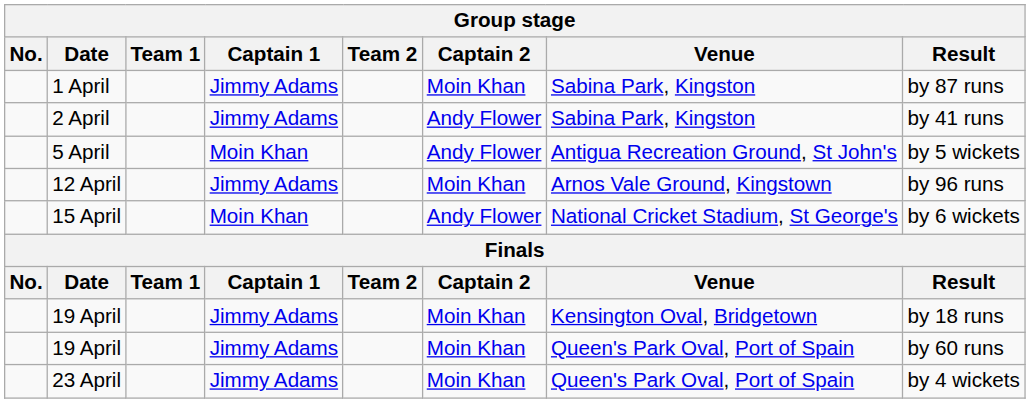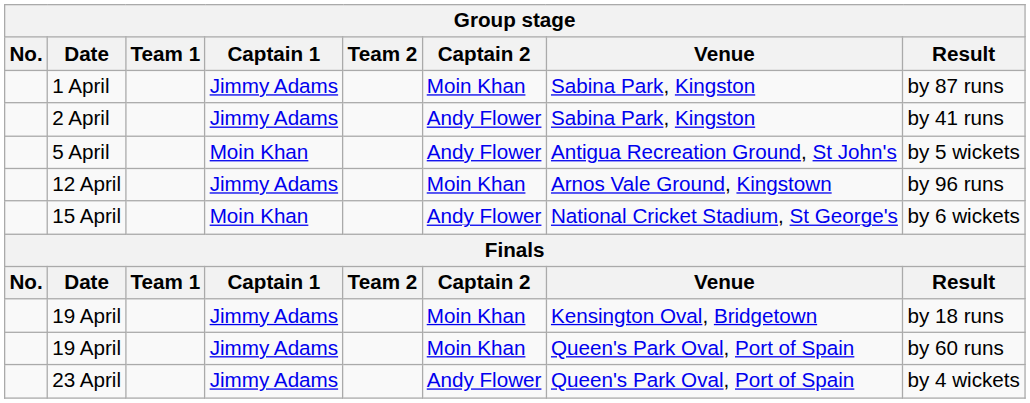(476, 380) Moin Khan -> (484, 380) Andy Flower
